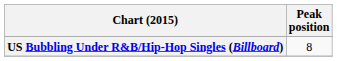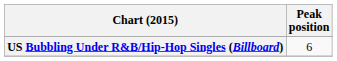(309, 46) 8 -> (309, 46) 6
